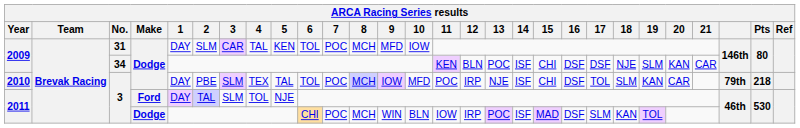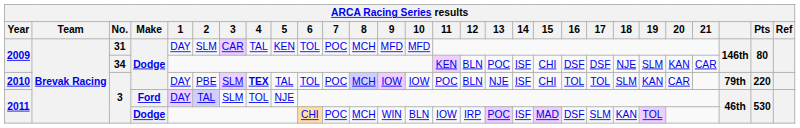(419, 47) IOW -> (419, 47) MFD
(259, 81) normal -> (259, 81) bold
(419, 81) MFD -> (419, 81) IOW
(473, 81) IRP -> (473, 81) BLN
(574, 81) DSF -> (574, 81) TOL
(762, 81) 218 -> (762, 81) 220
